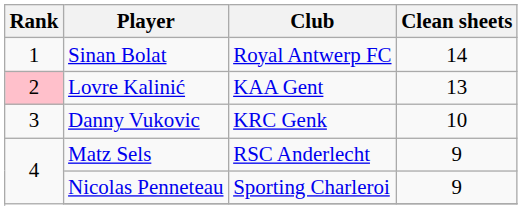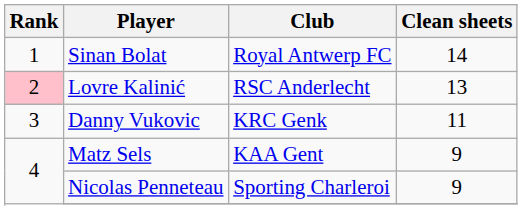(278, 87) KAA Gent -> (302, 87) RSC Anderlecht
(457, 120) 10 -> (457, 120) 11
(302, 154) RSC Anderlecht -> (278, 154) KAA Gent
